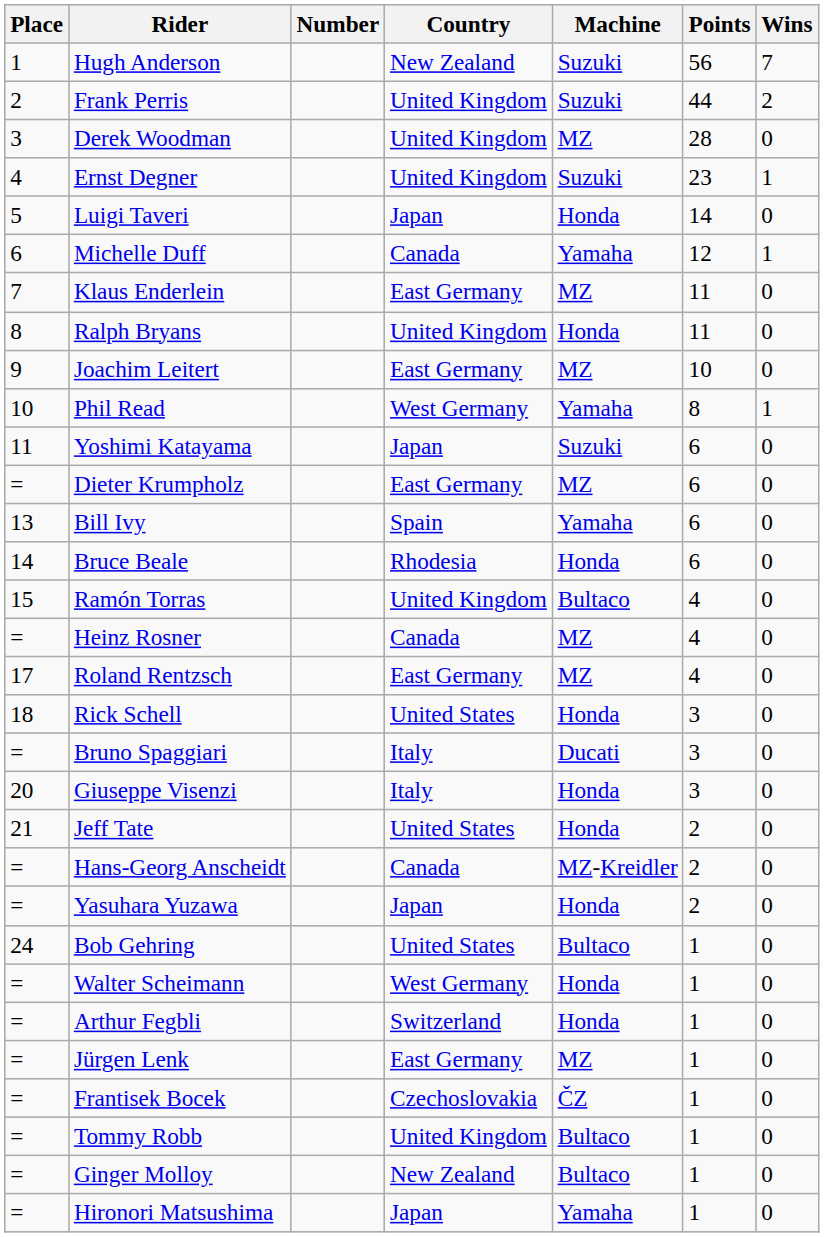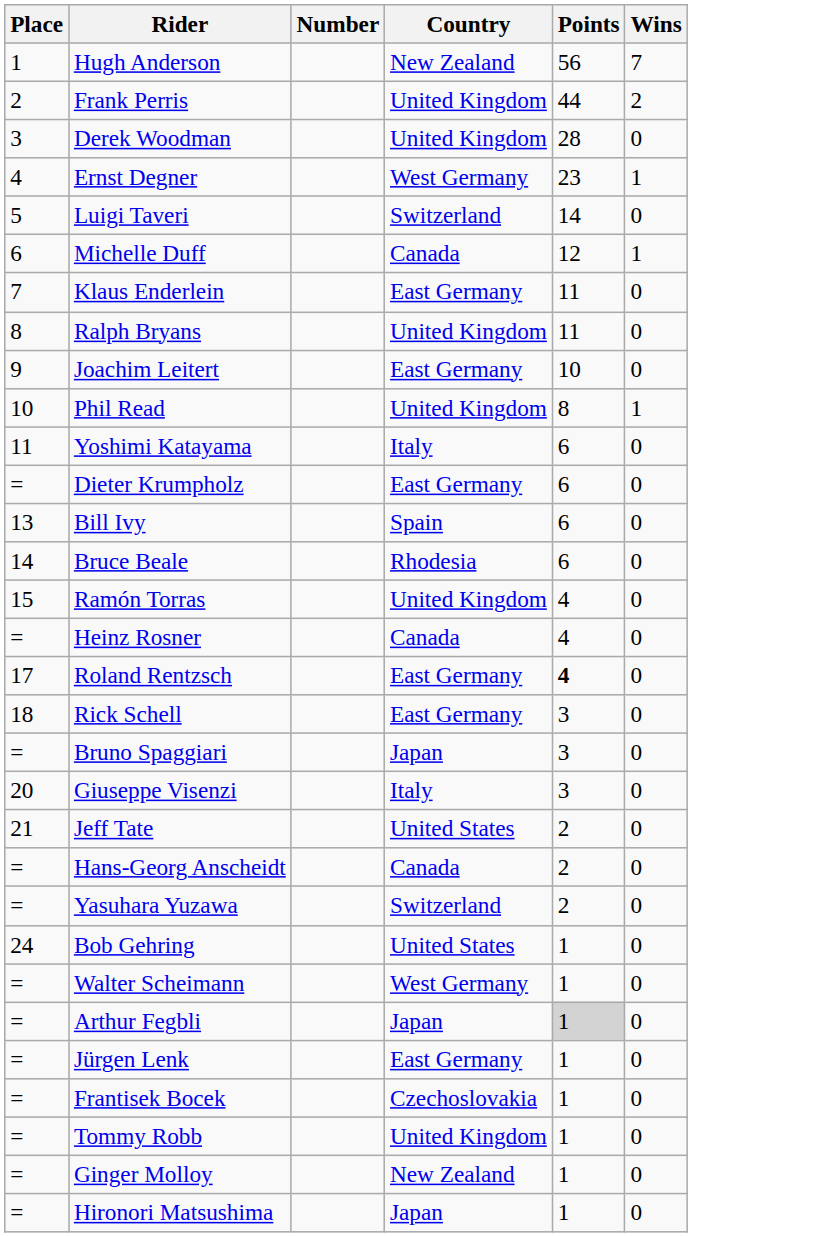- column: (618, 23)
(468, 177) United Kingdom -> (459, 177) West Germany
(416, 215) Japan -> (446, 215) Switzerland
(459, 407) West Germany -> (468, 407) United Kingdom
(416, 445) Japan -> (411, 445) Italy
(694, 675) normal -> (563, 675) bold
(452, 714) United States -> (456, 714) East Germany
(411, 752) Italy -> (416, 752) Japan
(416, 905) Japan -> (446, 905) Switzerland
(446, 1020) Switzerland -> (416, 1020) Japan
(694, 1020) no background -> (563, 1020) lightgrey background
